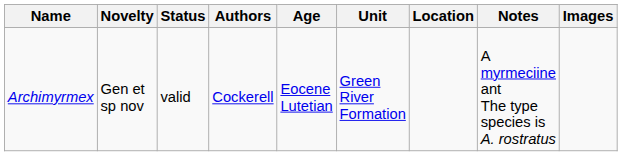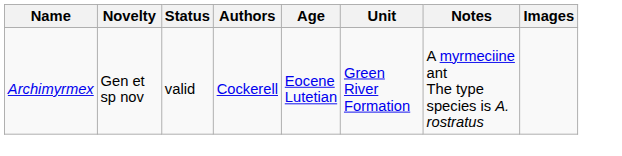- column: (443, 16)
